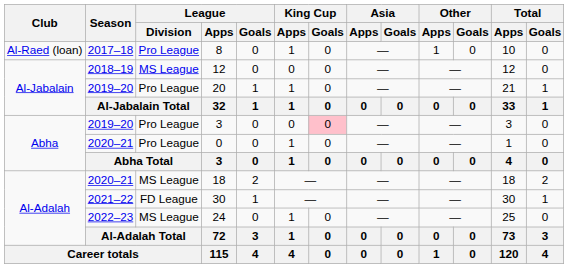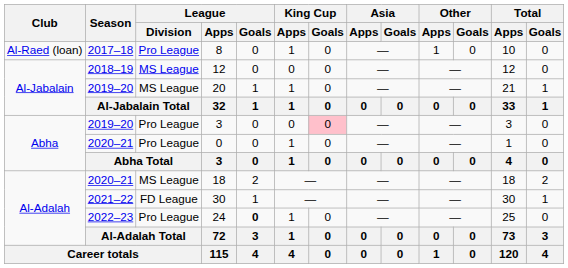(169, 87) Pro League -> (169, 87) MS League
(169, 217) MS League -> (169, 217) Pro League
(255, 217) normal -> (255, 217) bold
